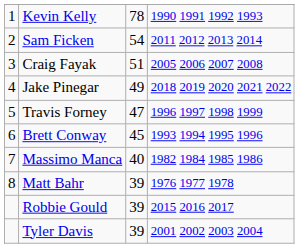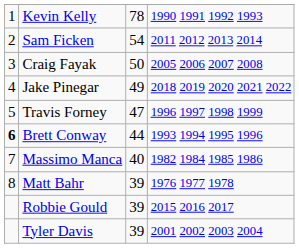(137, 64) 51 -> (137, 64) 50
(12, 135) normal -> (12, 135) bold
(137, 135) 45 -> (137, 135) 44
